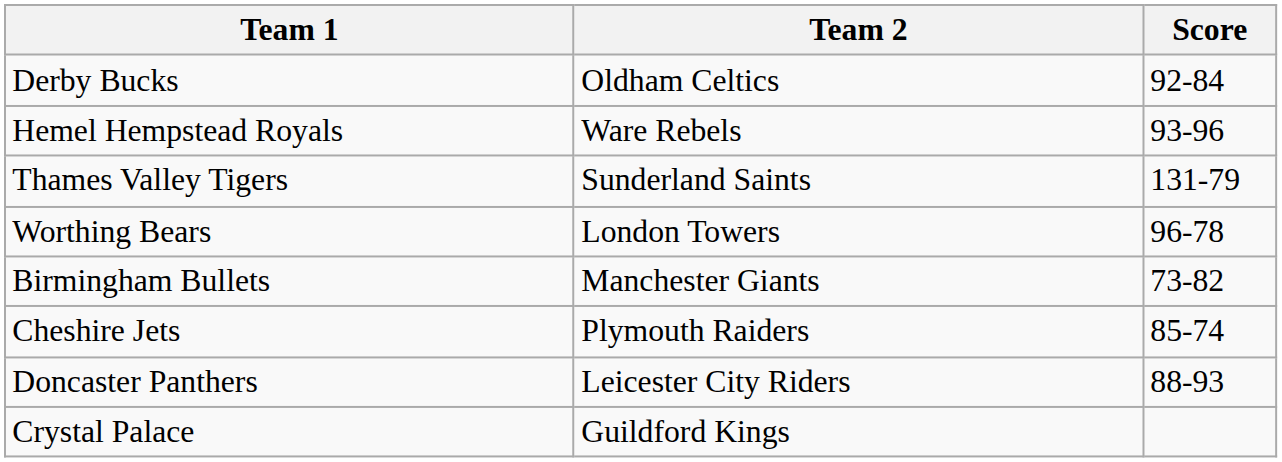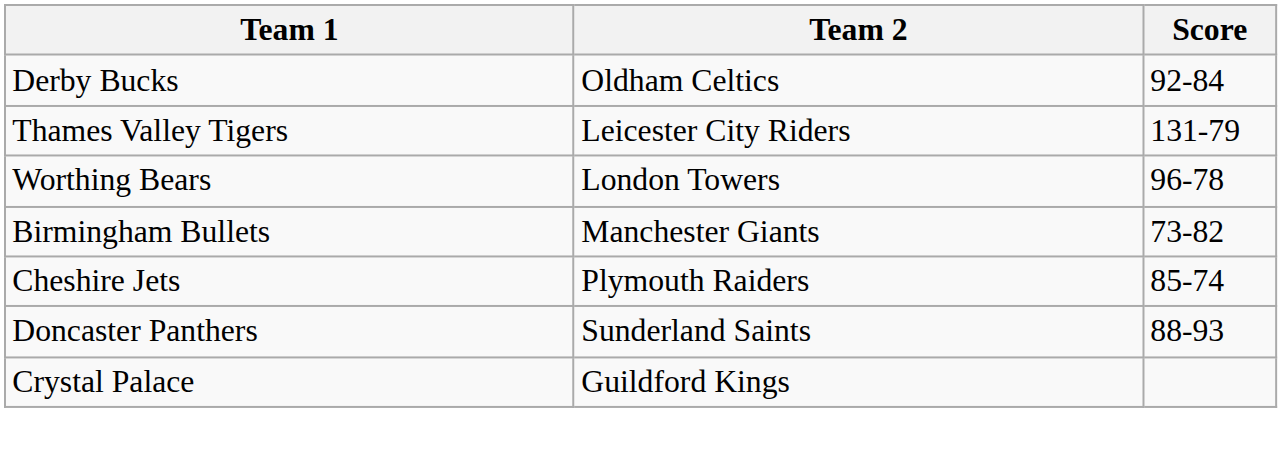- row: (178, 130)
(696, 180) Sunderland Saints -> (716, 130) Leicester City Riders
(716, 381) Leicester City Riders -> (696, 331) Sunderland Saints
